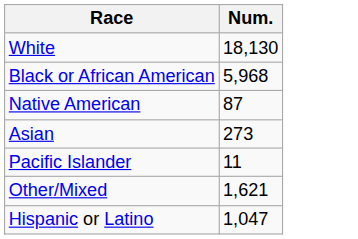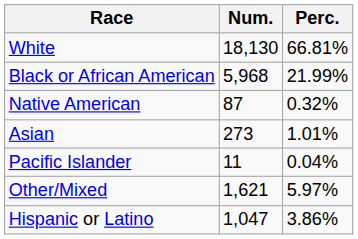+ column: (317, 18)
